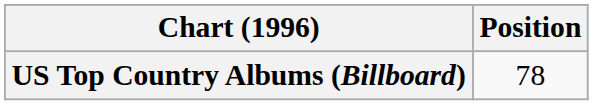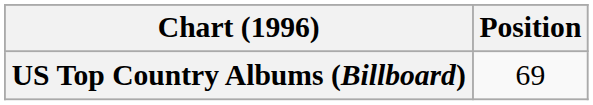(530, 74) 78 -> (530, 74) 69
